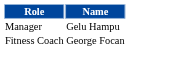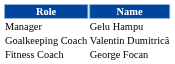+ row: (46, 40)
